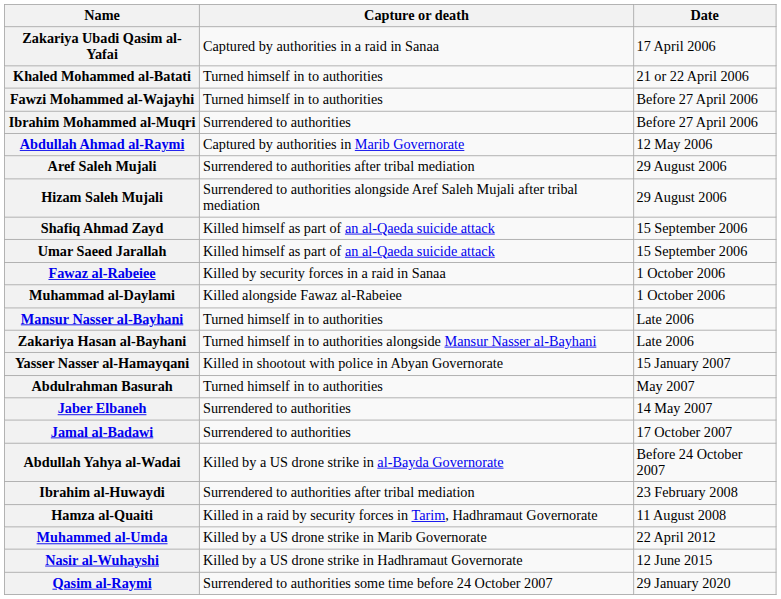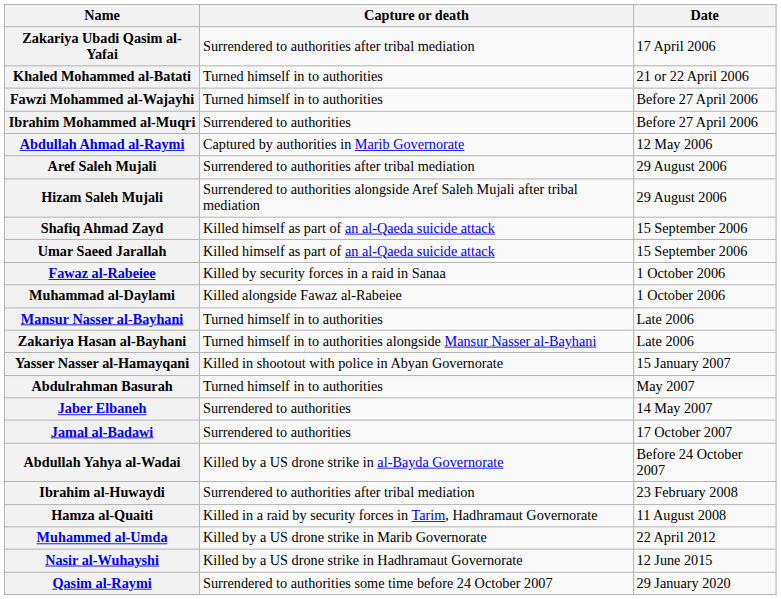(321, 46) Captured by authorities in a raid in Sanaa -> (339, 46) Surrendered to authorities after tribal mediation
